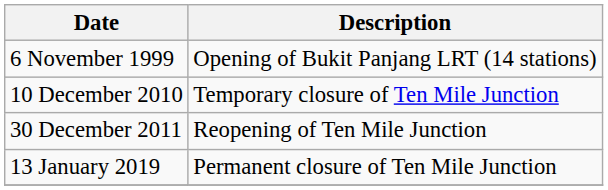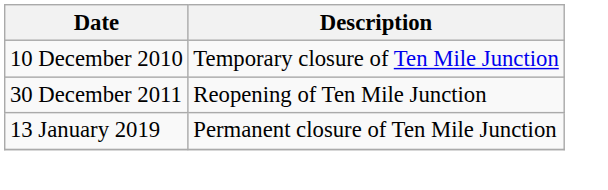- row: (92, 58)
